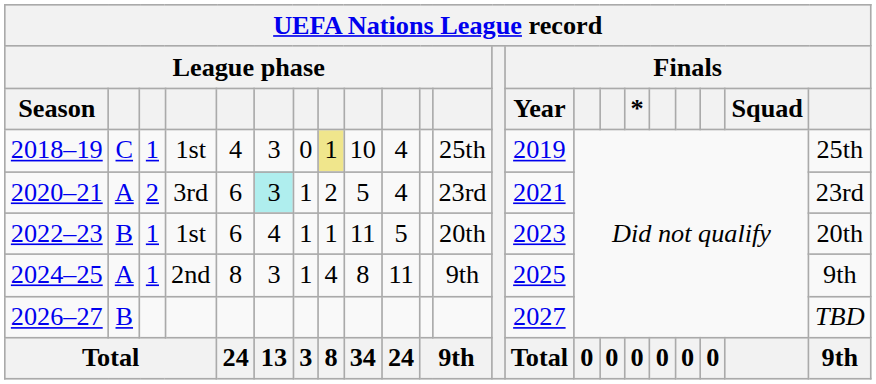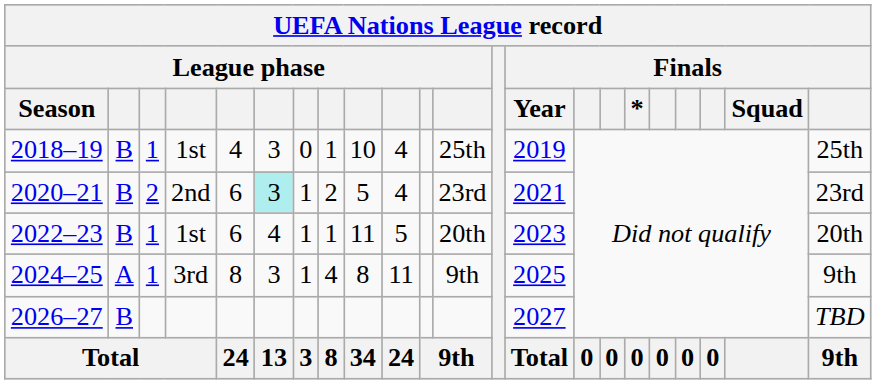(124, 150) C -> (124, 150) B
(331, 150) khaki background -> (331, 150) no background
(124, 191) A -> (124, 191) B
(191, 191) 3rd -> (191, 191) 2nd
(191, 274) 2nd -> (191, 274) 3rd
